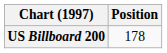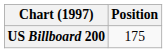(135, 36) 178 -> (135, 36) 175
